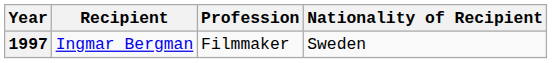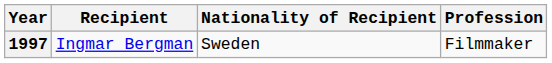columns swapped: (250, 18) <-> (425, 18)
